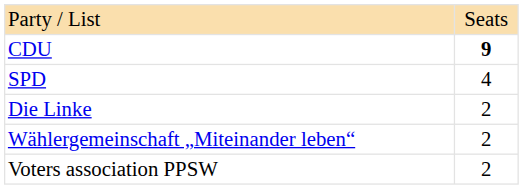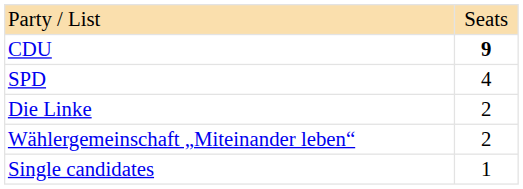- row: (113, 168)
+ row: (81, 168)
